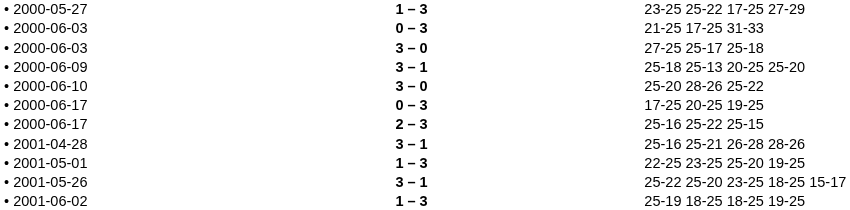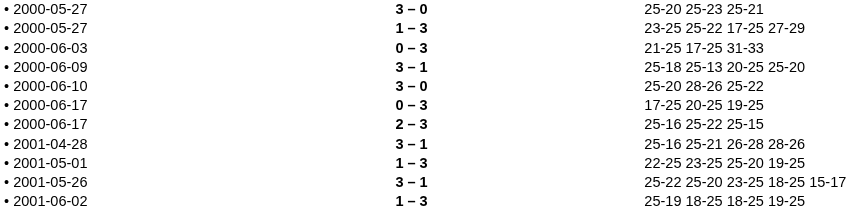+ row: (46, 9)
- row: (46, 48)
